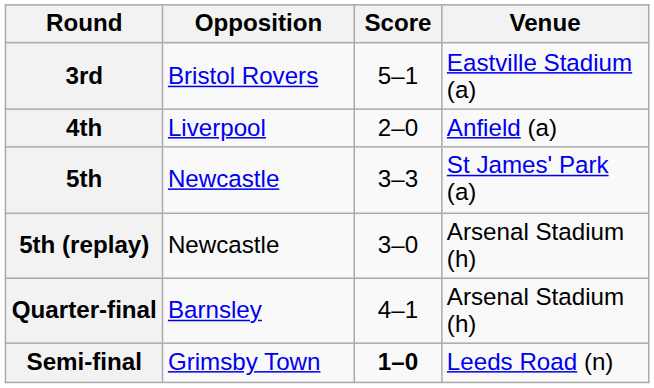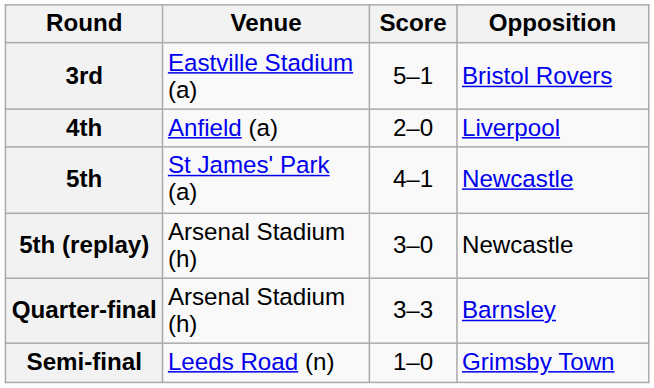columns swapped: (258, 23) <-> (545, 23)
(398, 179) 3–3 -> (413, 179) 4–1
(398, 310) 4–1 -> (413, 310) 3–3
(398, 362) bold -> (413, 362) normal
